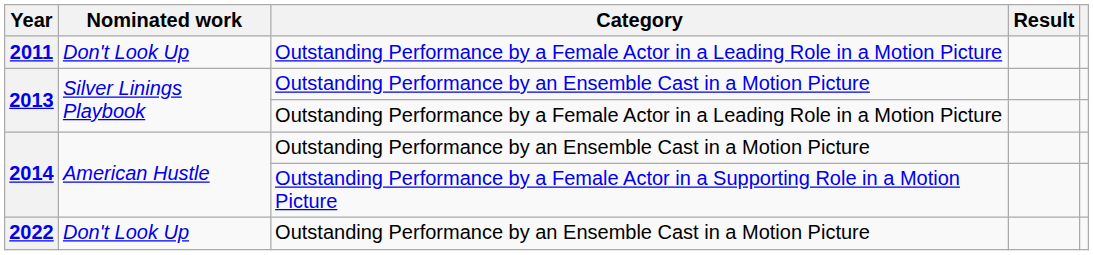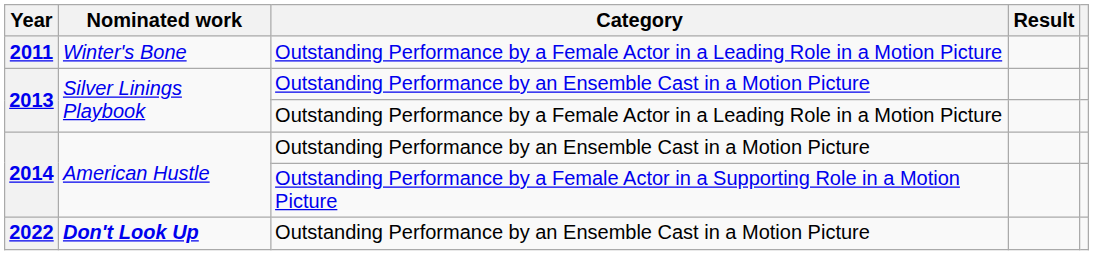(126, 52) Don't Look Up -> (125, 52) Winter's Bone
(126, 233) normal -> (131, 233) bold
